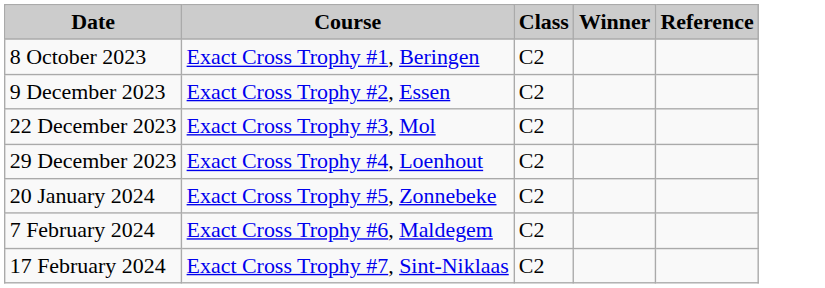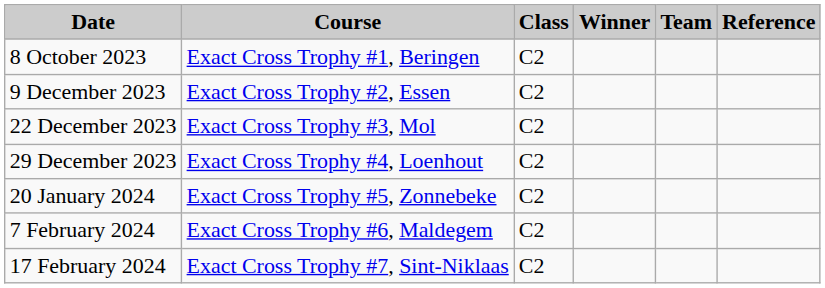+ column: (686, 21)
